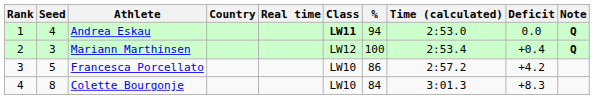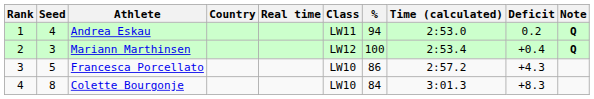(343, 31) bold -> (343, 31) normal
(532, 31) 0.0 -> (532, 31) 0.2
(532, 67) +4.2 -> (532, 67) +4.3
